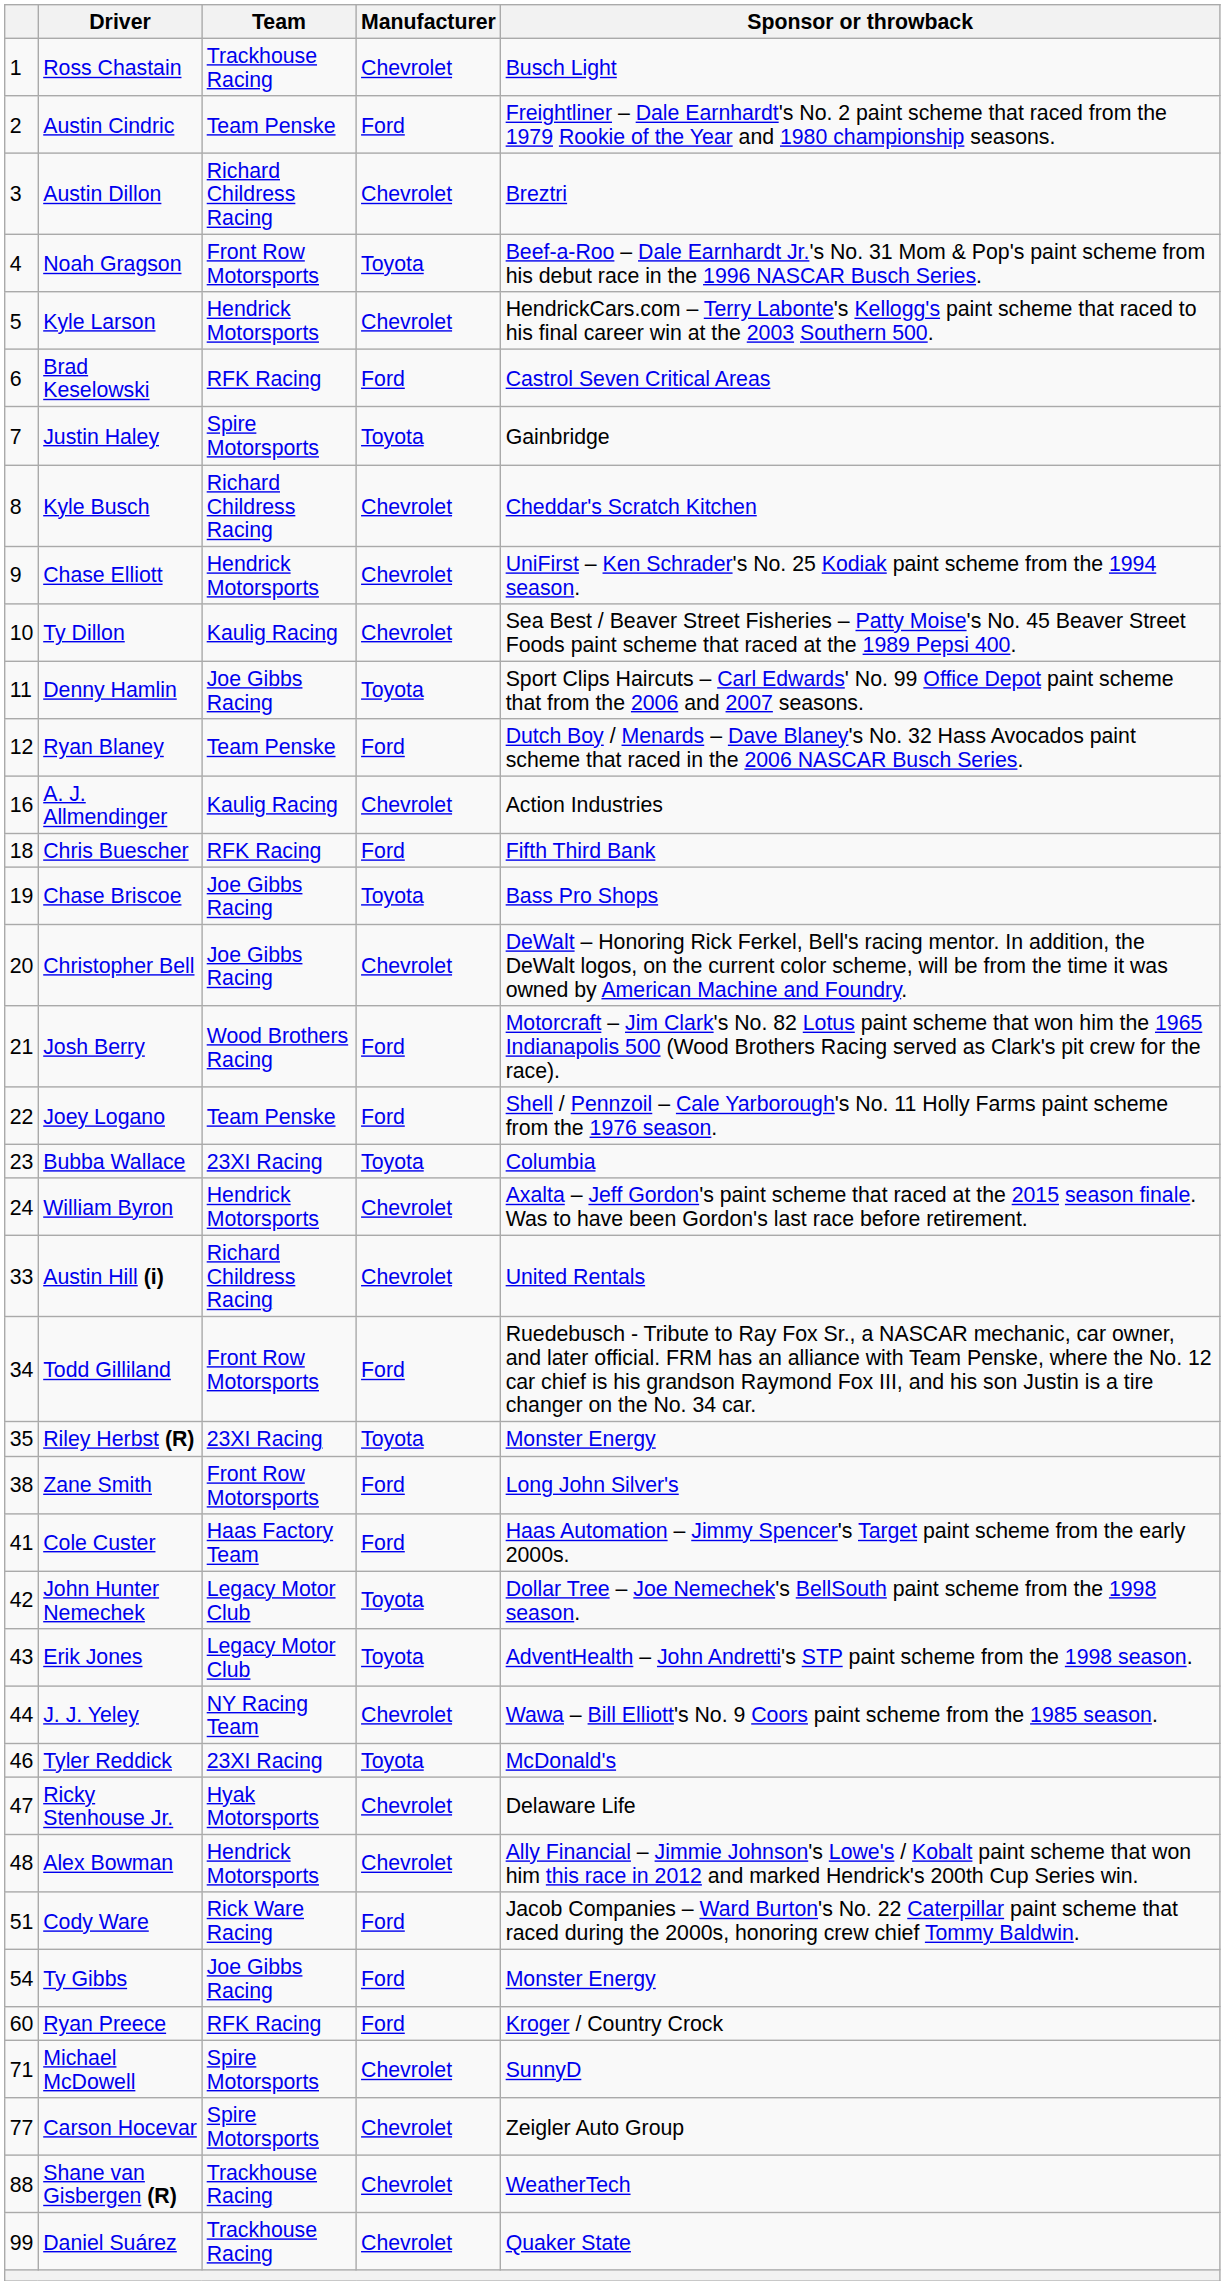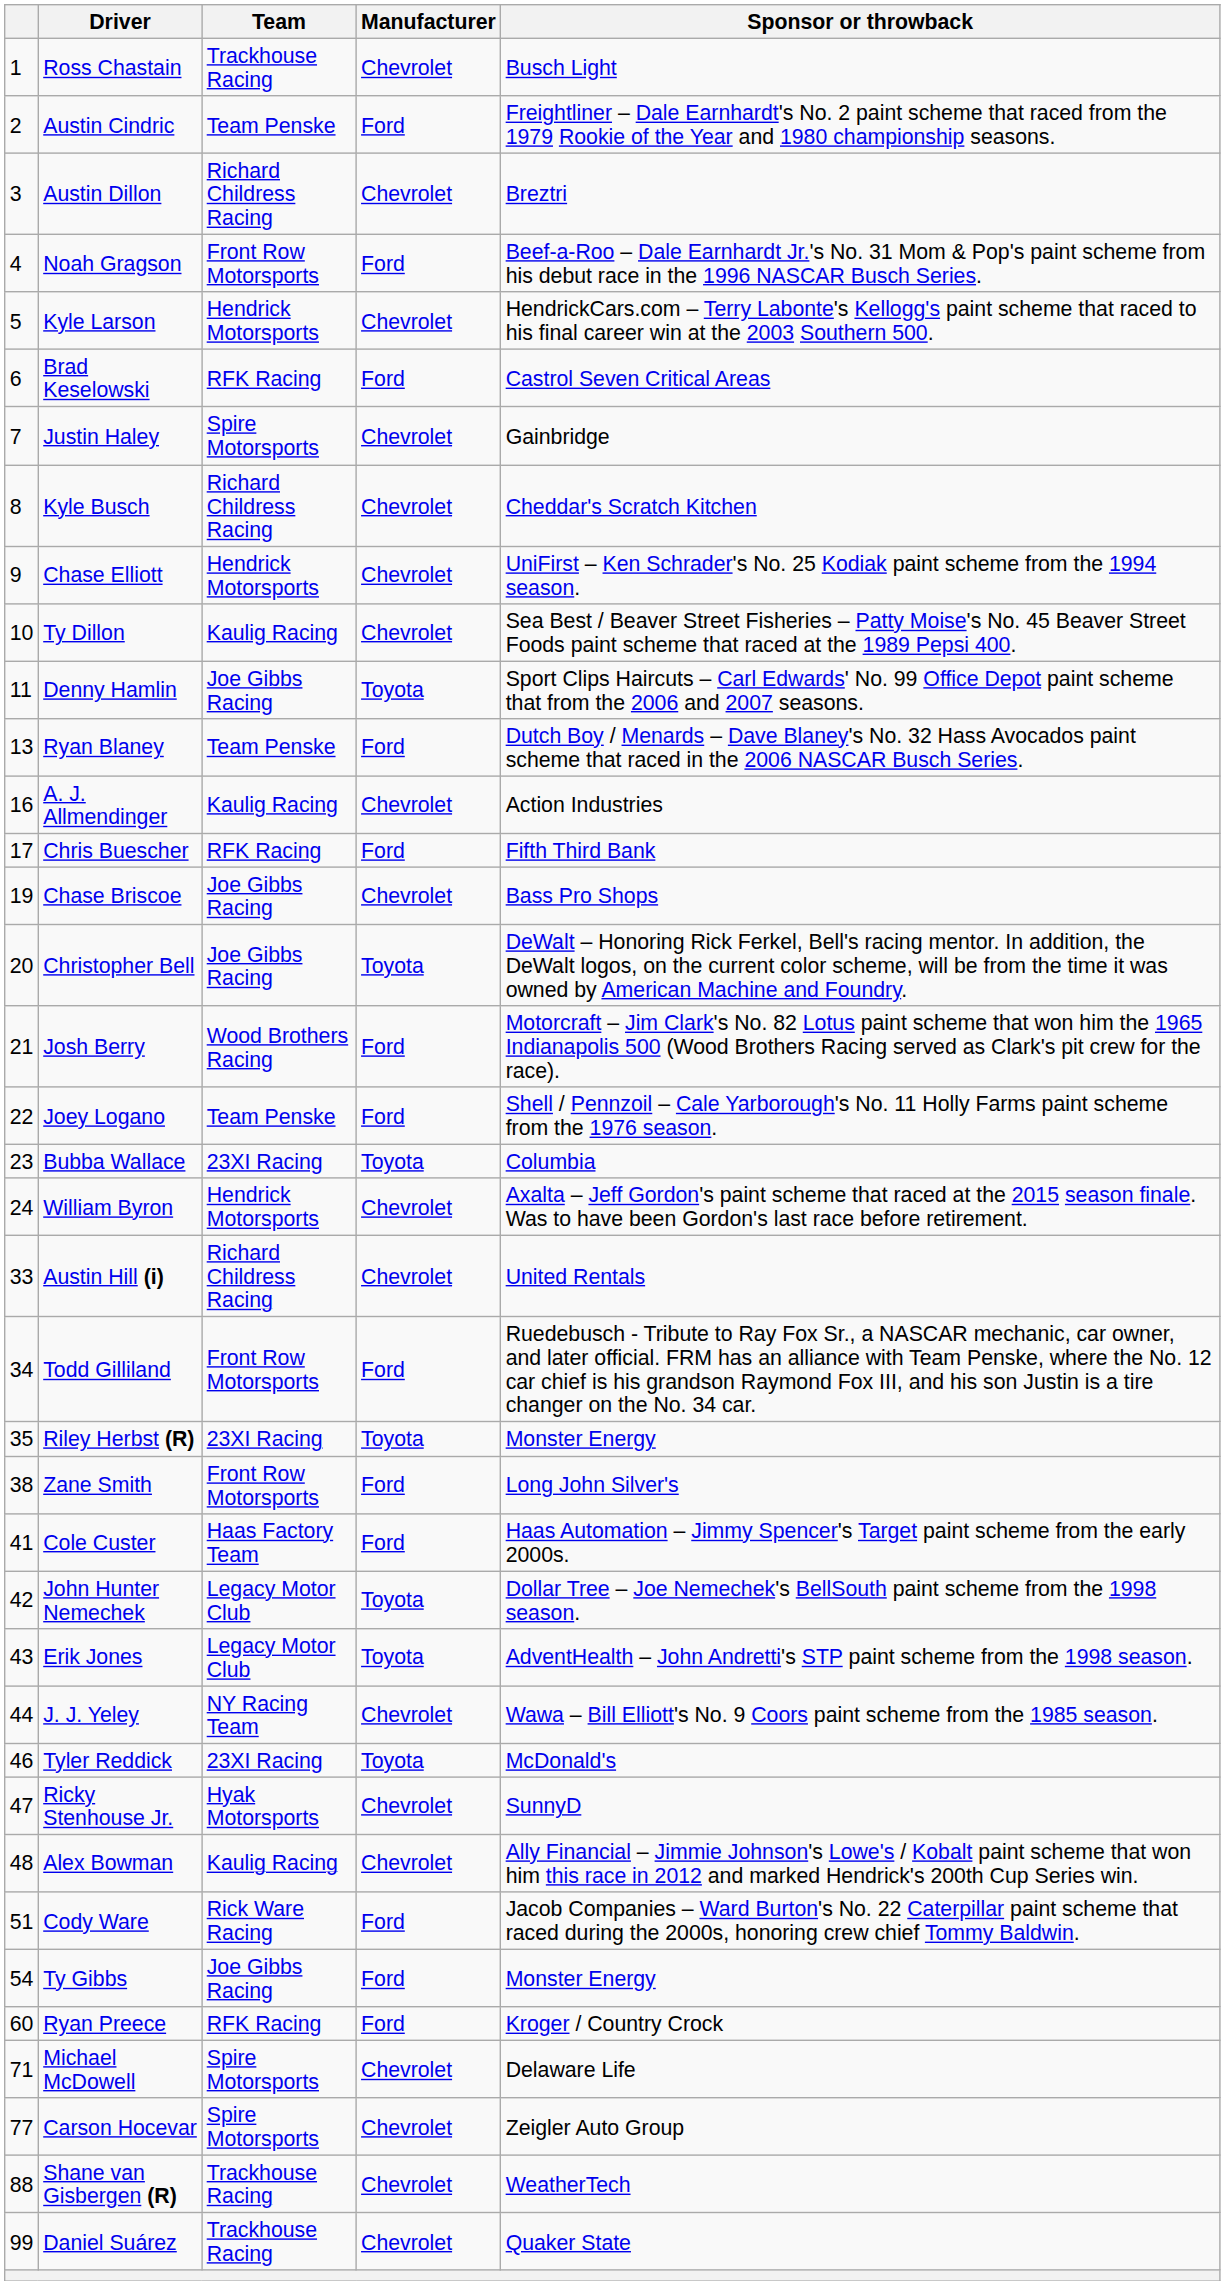(392, 264) Toyota -> (383, 264) Ford
(392, 436) Toyota -> (407, 436) Chevrolet
(21, 747) 12 -> (21, 747) 13
(21, 850) 18 -> (21, 850) 17
(392, 896) Toyota -> (407, 896) Chevrolet
(407, 965) Chevrolet -> (392, 965) Toyota
(571, 1806) Delaware Life -> (543, 1806) SunnyD
(263, 1863) Hendrick Motorsports -> (272, 1863) Kaulig Racing
(543, 2069) SunnyD -> (571, 2069) Delaware Life
